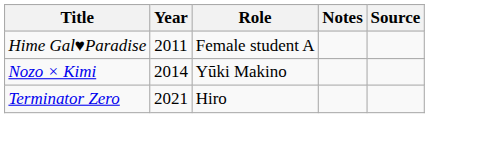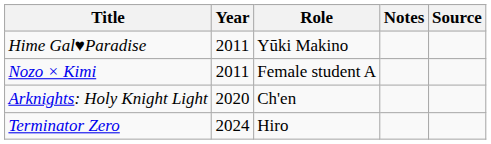(255, 44) Female student A -> (303, 44) Yūki Makino
(171, 71) 2014 -> (232, 71) 2011
(241, 71) Yūki Makino -> (317, 71) Female student A
+ row: (108, 98)
(171, 98) 2021 -> (232, 125) 2024
